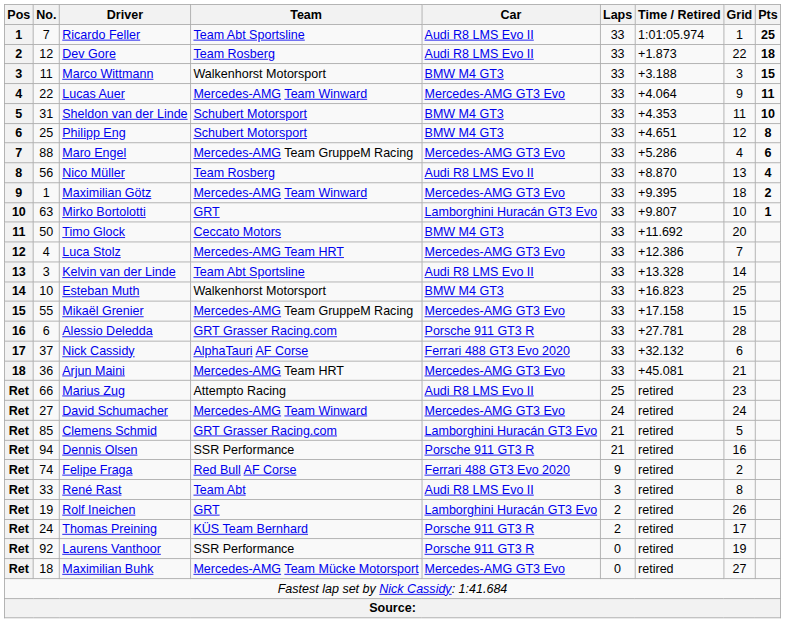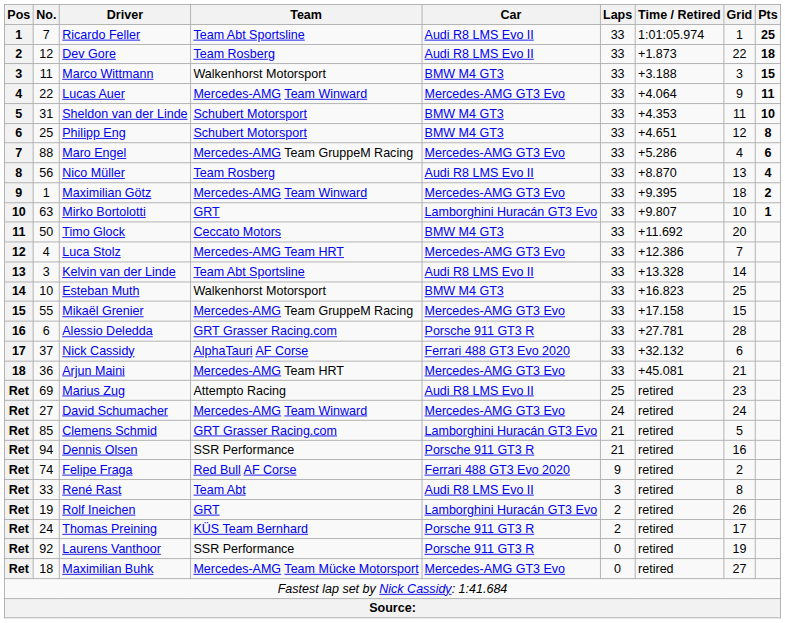(46, 391) 66 -> (46, 391) 69
